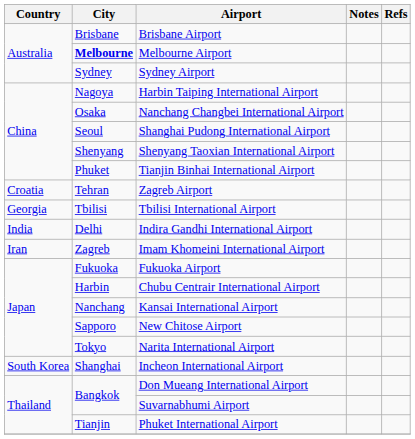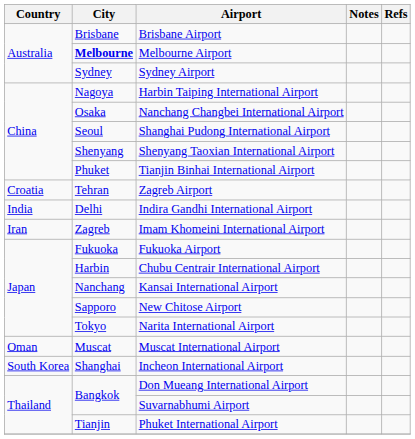- row: (207, 209)
+ row: (209, 346)
